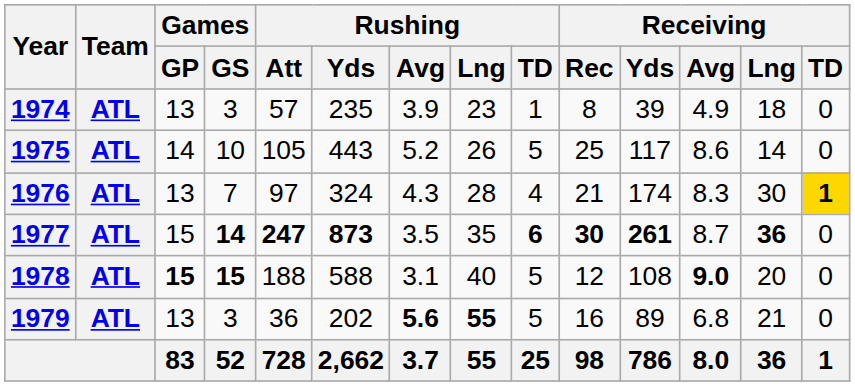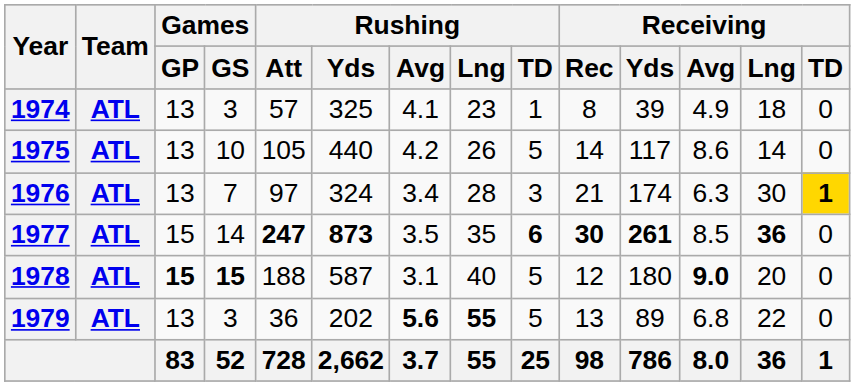(351, 109) 235 -> (351, 109) 325
(421, 109) 3.9 -> (421, 109) 4.1
(180, 151) 14 -> (180, 151) 13
(351, 151) 443 -> (351, 151) 440
(421, 151) 5.2 -> (421, 151) 4.2
(589, 151) 25 -> (589, 151) 14
(421, 192) 4.3 -> (421, 192) 3.4
(535, 192) 4 -> (535, 192) 3
(711, 192) 8.3 -> (711, 192) 6.3
(230, 234) bold -> (230, 234) normal
(711, 234) 8.7 -> (711, 234) 8.5
(351, 276) 588 -> (351, 276) 587
(650, 276) 108 -> (650, 276) 180
(589, 318) 16 -> (589, 318) 13
(772, 318) 21 -> (772, 318) 22
